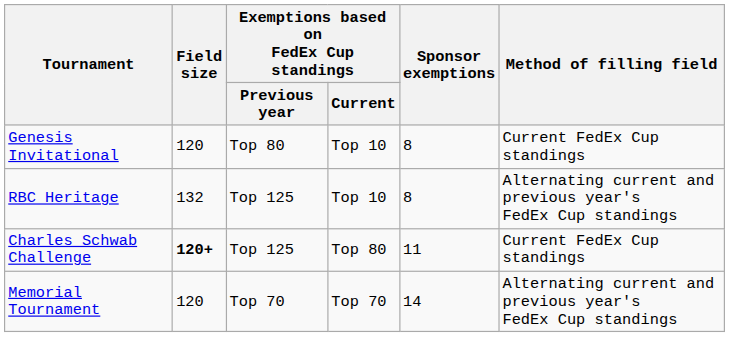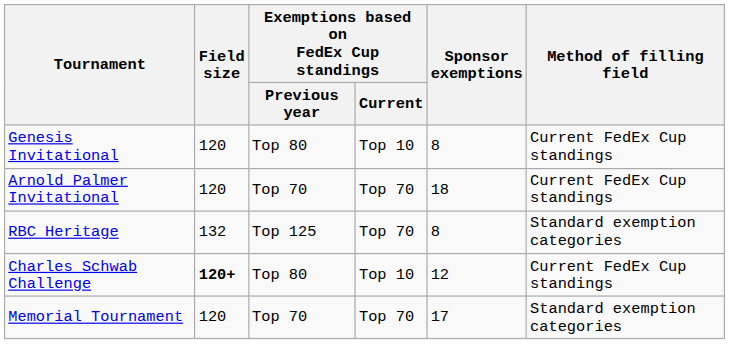+ row: (68, 189)
(359, 198) Top 10 -> (387, 232) Top 70
(608, 198) Alternating current and previous year's FedEx Cup standings -> (613, 232) Standard exemption categories
(262, 250) Top 125 -> (280, 275) Top 80
(359, 250) Top 80 -> (387, 275) Top 10
(412, 250) 11 -> (440, 275) 12
(412, 301) 14 -> (440, 318) 17
(608, 301) Alternating current and previous year's FedEx Cup standings -> (613, 318) Standard exemption categories
